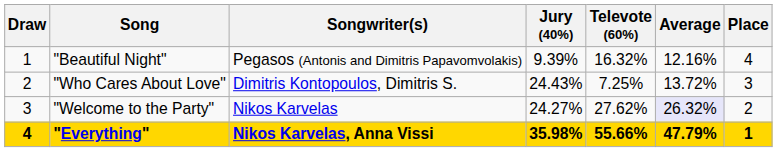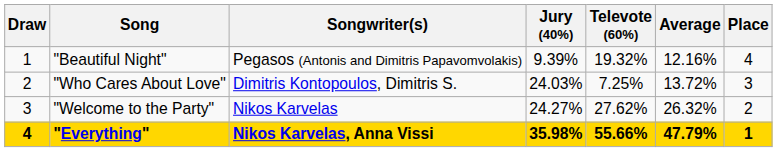(621, 59) 16.32% -> (621, 59) 19.32%
(556, 84) 24.43% -> (556, 84) 24.03%
(690, 109) lavender background -> (690, 109) no background
